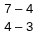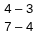rows swapped: (19, 9) <-> (19, 27)
